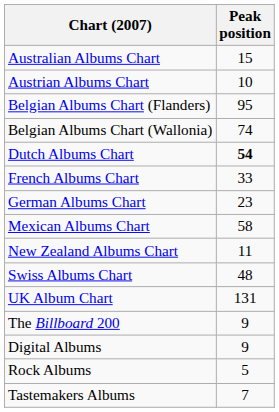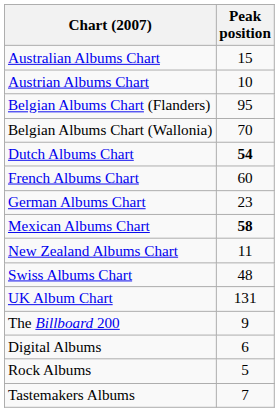(245, 130) 74 -> (245, 130) 70
(245, 178) 33 -> (245, 178) 60
(245, 226) normal -> (245, 226) bold
(245, 347) 9 -> (245, 347) 6
